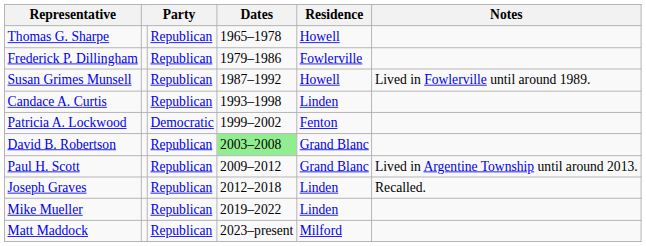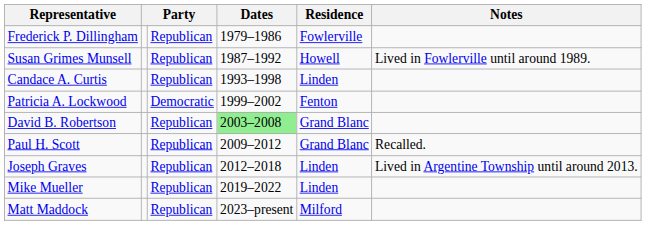- row: (58, 36)
(506, 166) Lived in Argentine Township until around 2013. -> (401, 144) Recalled.
(401, 187) Recalled. -> (506, 166) Lived in Argentine Township until around 2013.
